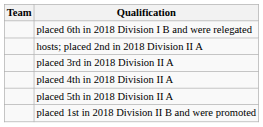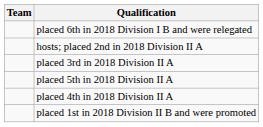rows swapped: (105, 79) <-> (105, 96)
